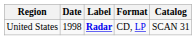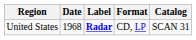(72, 27) 1998 -> (72, 27) 1968
